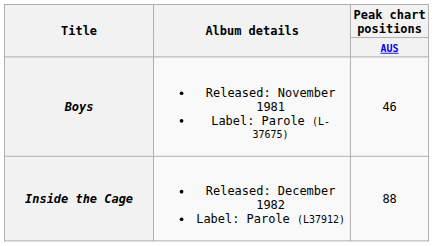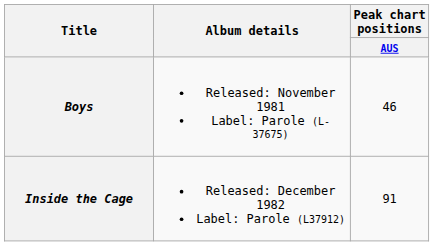(390, 198) 88 -> (390, 198) 91
